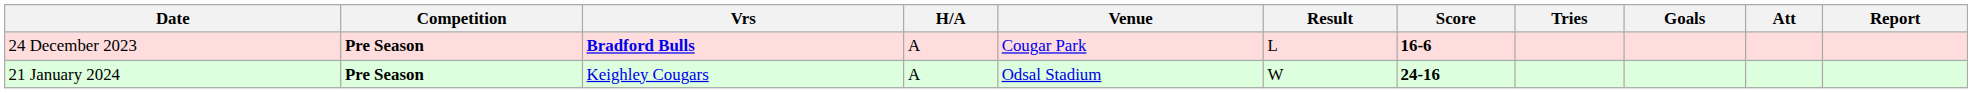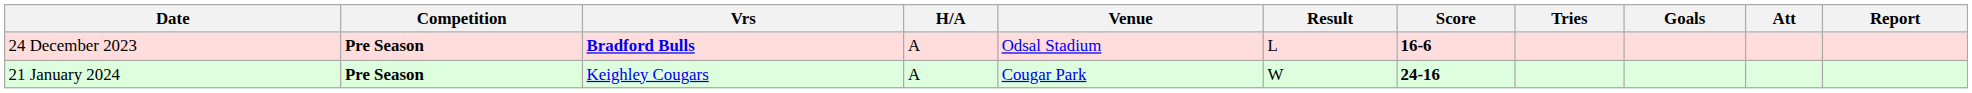(1044, 45) Cougar Park -> (1052, 45) Odsal Stadium
(1052, 73) Odsal Stadium -> (1044, 73) Cougar Park
